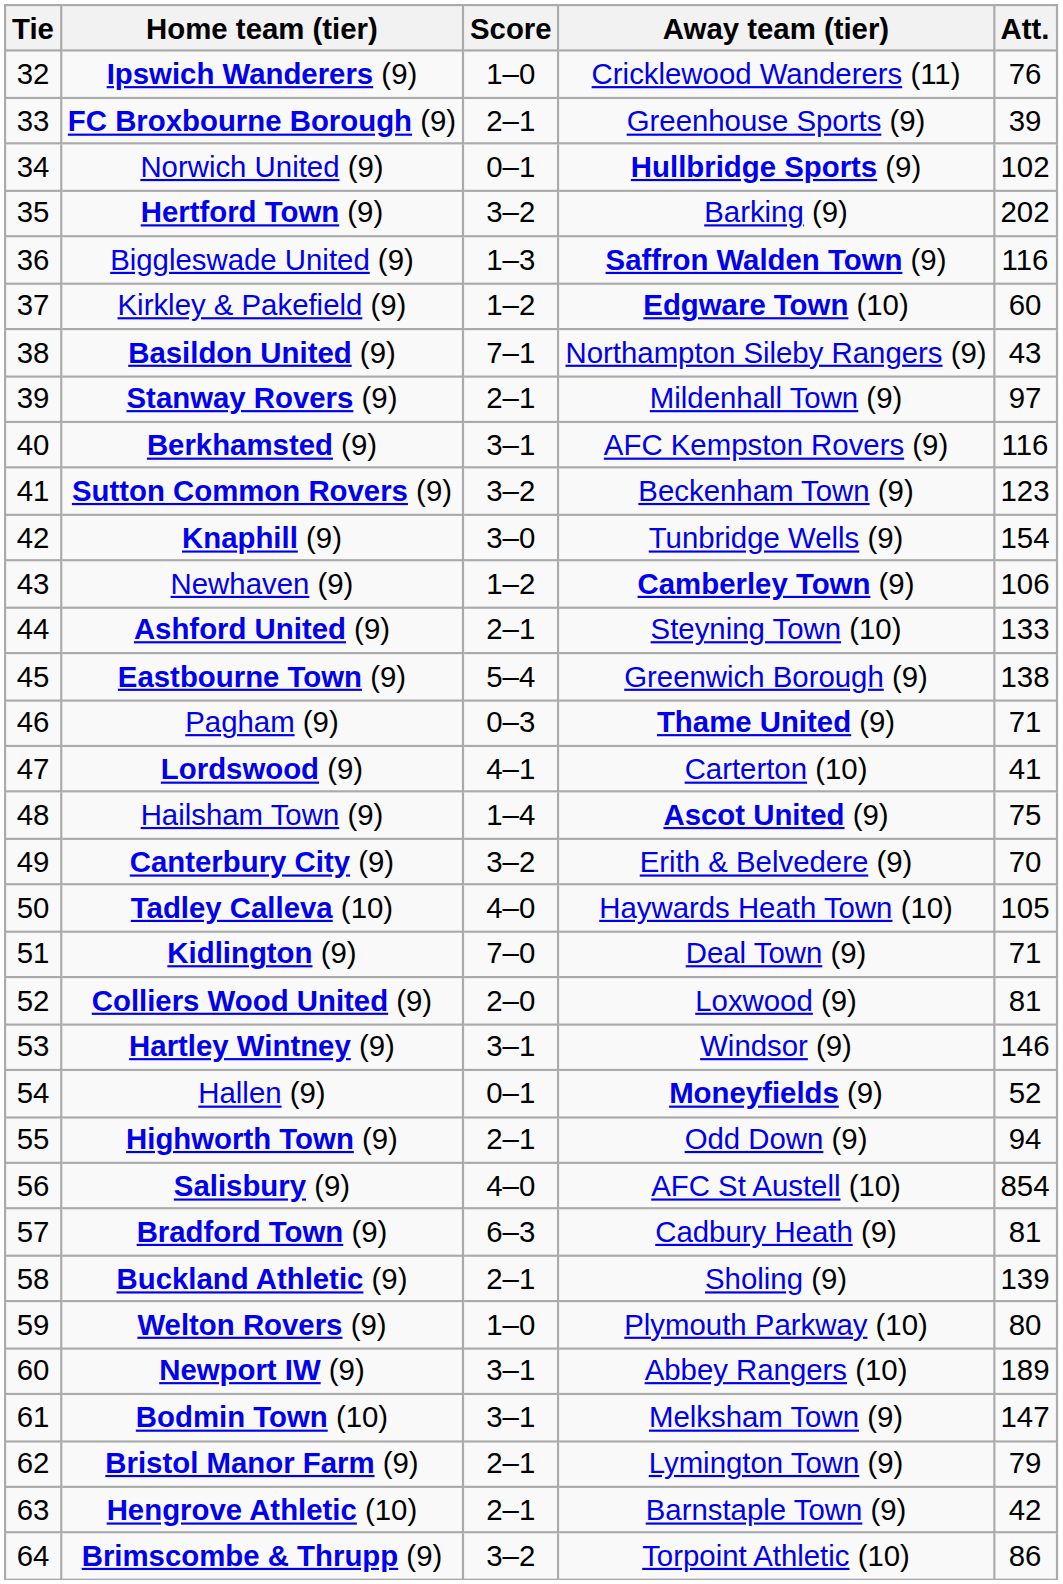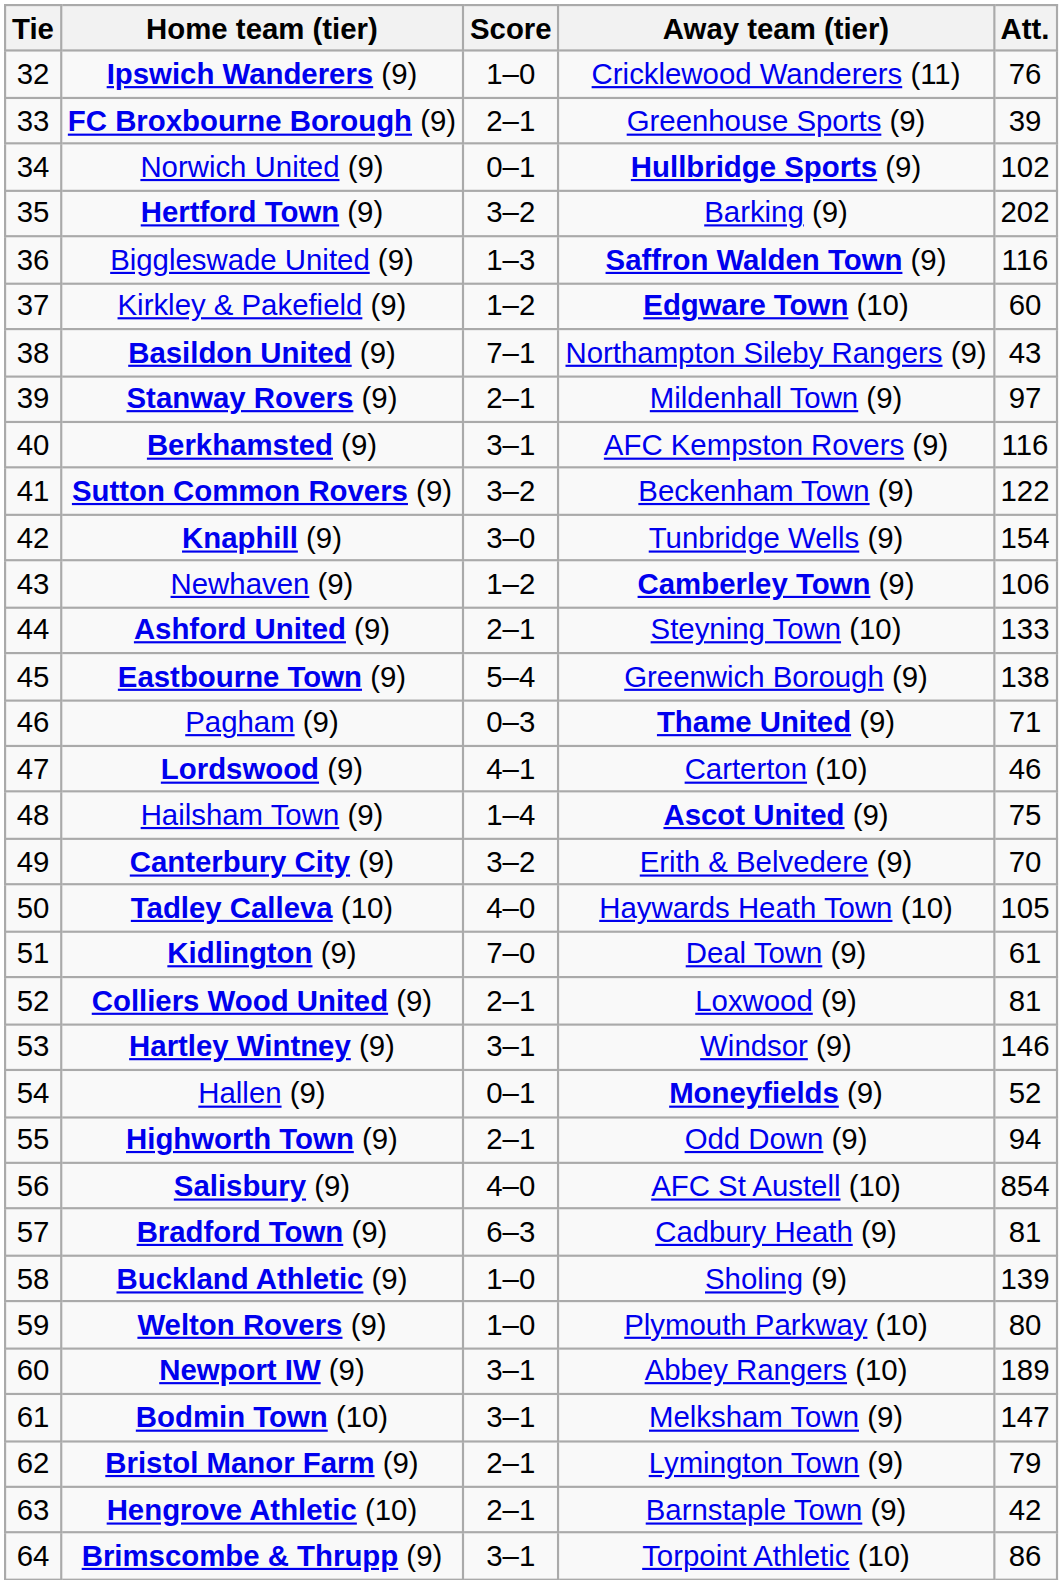(1025, 491) 123 -> (1025, 491) 122
(1025, 769) 41 -> (1025, 769) 46
(1025, 954) 71 -> (1025, 954) 61
(511, 1000) 2–0 -> (511, 1000) 2–1
(511, 1278) 2–1 -> (511, 1278) 1–0
(511, 1556) 3–2 -> (511, 1556) 3–1
